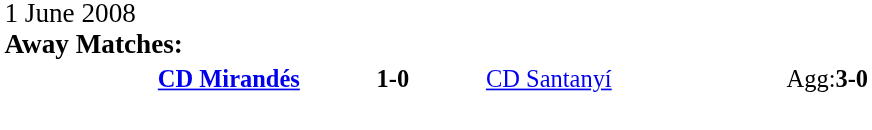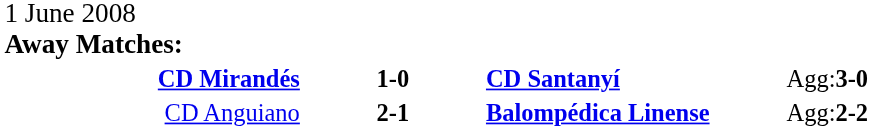(549, 78) normal -> (553, 78) bold
+ row: (232, 112)
